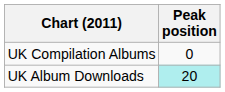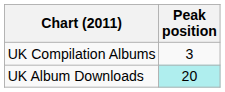(189, 53) 0 -> (189, 53) 3
